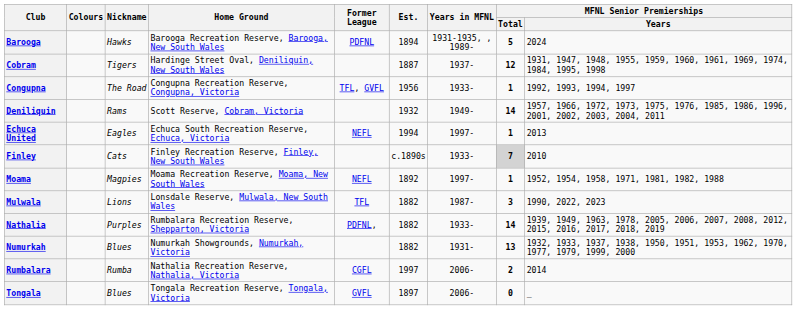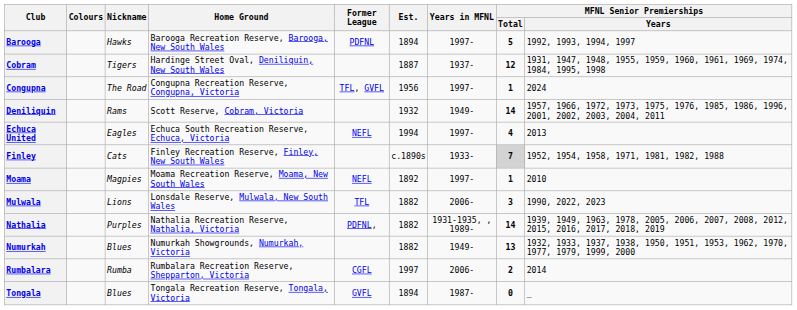(462, 42) 1931-1935, , 1989- -> (462, 42) 1997-
(537, 42) 2024 -> (581, 42) 1992, 1993, 1994, 1997
(462, 88) 1933- -> (462, 88) 1997-
(581, 88) 1992, 1993, 1994, 1997 -> (537, 88) 2024
(510, 134) 1 -> (510, 134) 4
(537, 156) 2010 -> (625, 156) 1952, 1954, 1958, 1971, 1981, 1982, 1988
(625, 179) 1952, 1954, 1958, 1971, 1981, 1982, 1988 -> (537, 179) 2010
(462, 202) 1987- -> (462, 202) 2006-
(222, 225) Rumbalara Recreation Reserve, Shepparton, Victoria -> (219, 225) Nathalia Recreation Reserve, Nathalia, Victoria
(462, 225) 1933- -> (462, 225) 1931-1935, , 1989-
(462, 248) 1931- -> (462, 248) 1949-
(219, 270) Nathalia Recreation Reserve, Nathalia, Victoria -> (222, 270) Rumbalara Recreation Reserve, Shepparton, Victoria
(408, 293) 1897 -> (408, 293) 1894
(462, 293) 2006- -> (462, 293) 1987-
